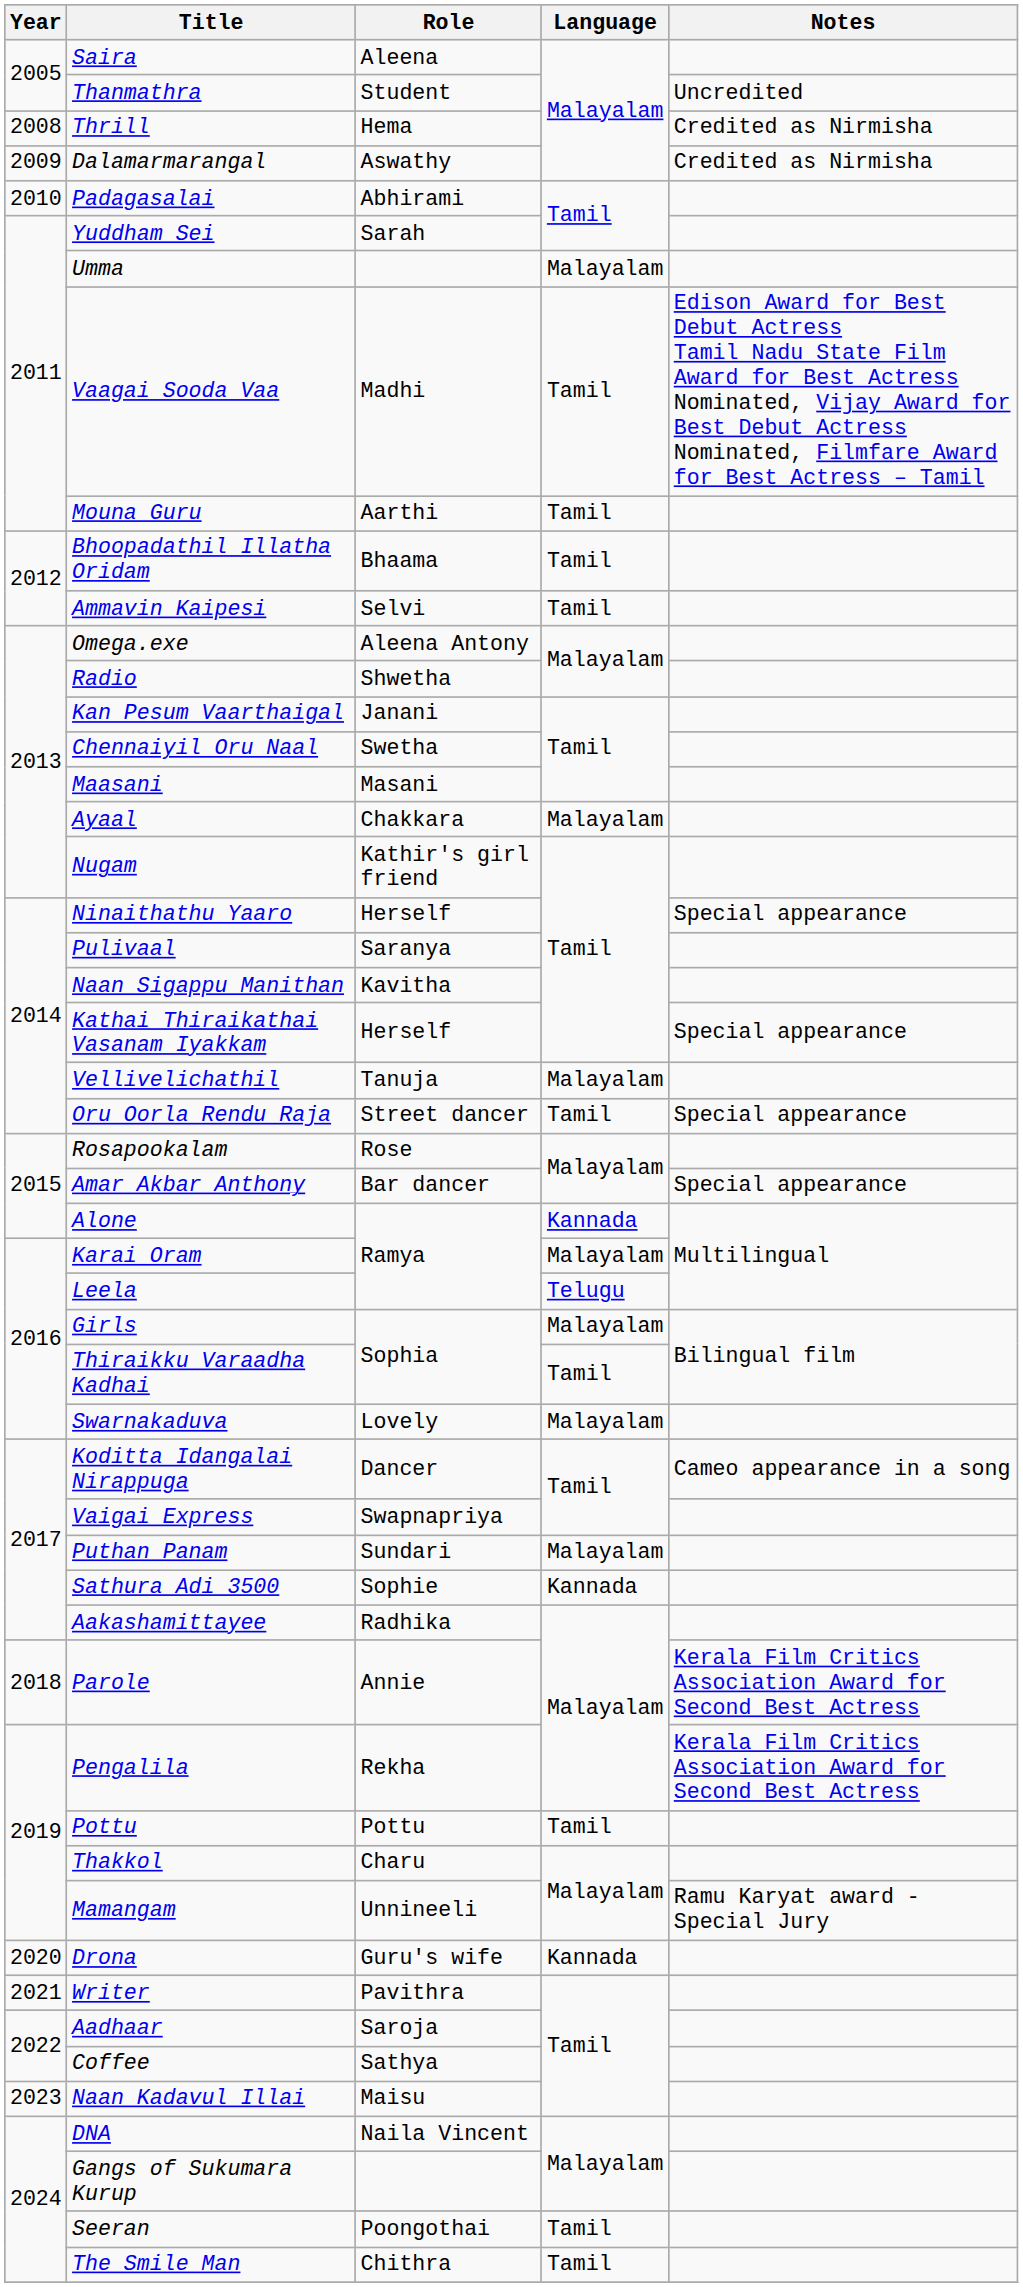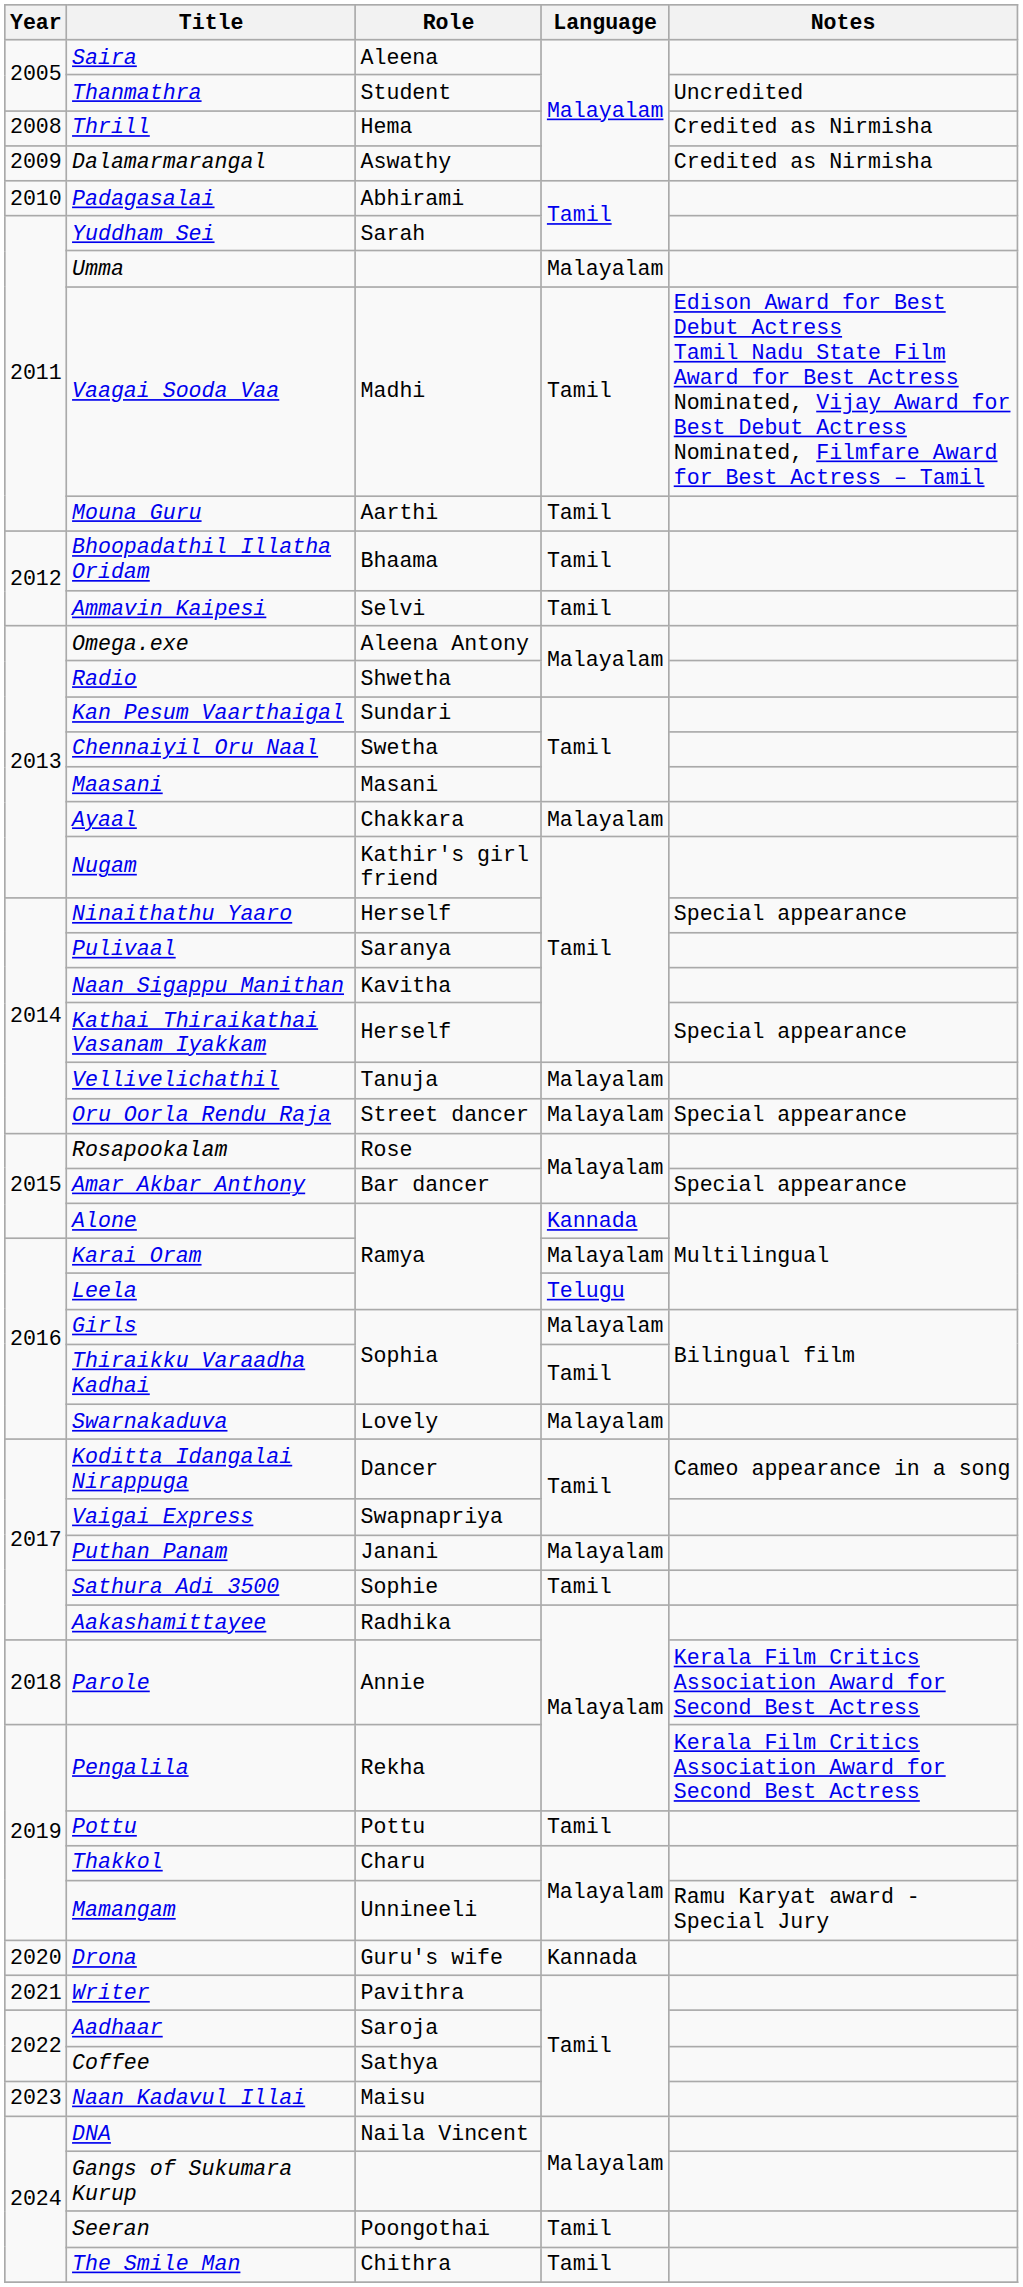(399, 714) Janani -> (406, 714) Sundari
(579, 1116) Tamil -> (605, 1116) Malayalam
(406, 1552) Sundari -> (399, 1552) Janani
(592, 1587) Kannada -> (579, 1587) Tamil
